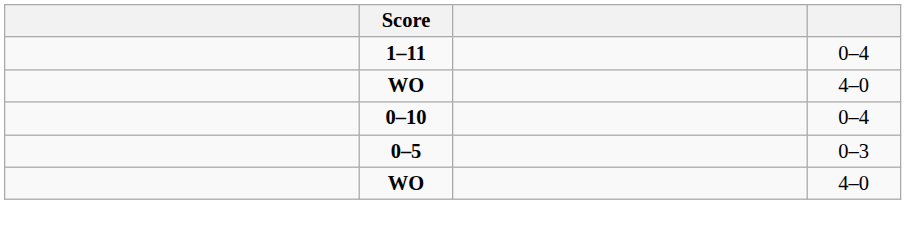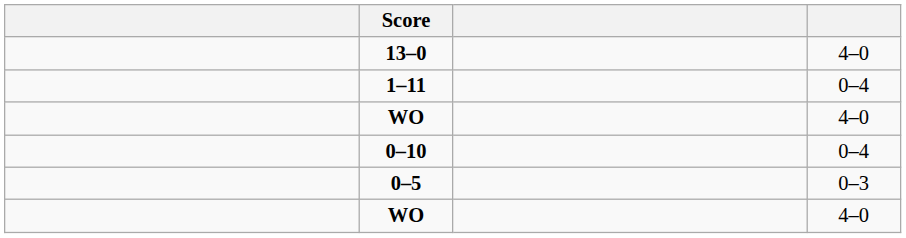+ row: (406, 53)
